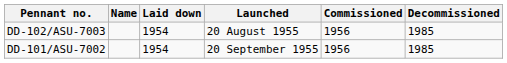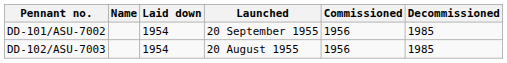rows swapped: (56, 49) <-> (56, 31)
